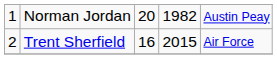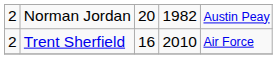(12, 16) 1 -> (12, 16) 2
(180, 41) 2015 -> (180, 41) 2010
